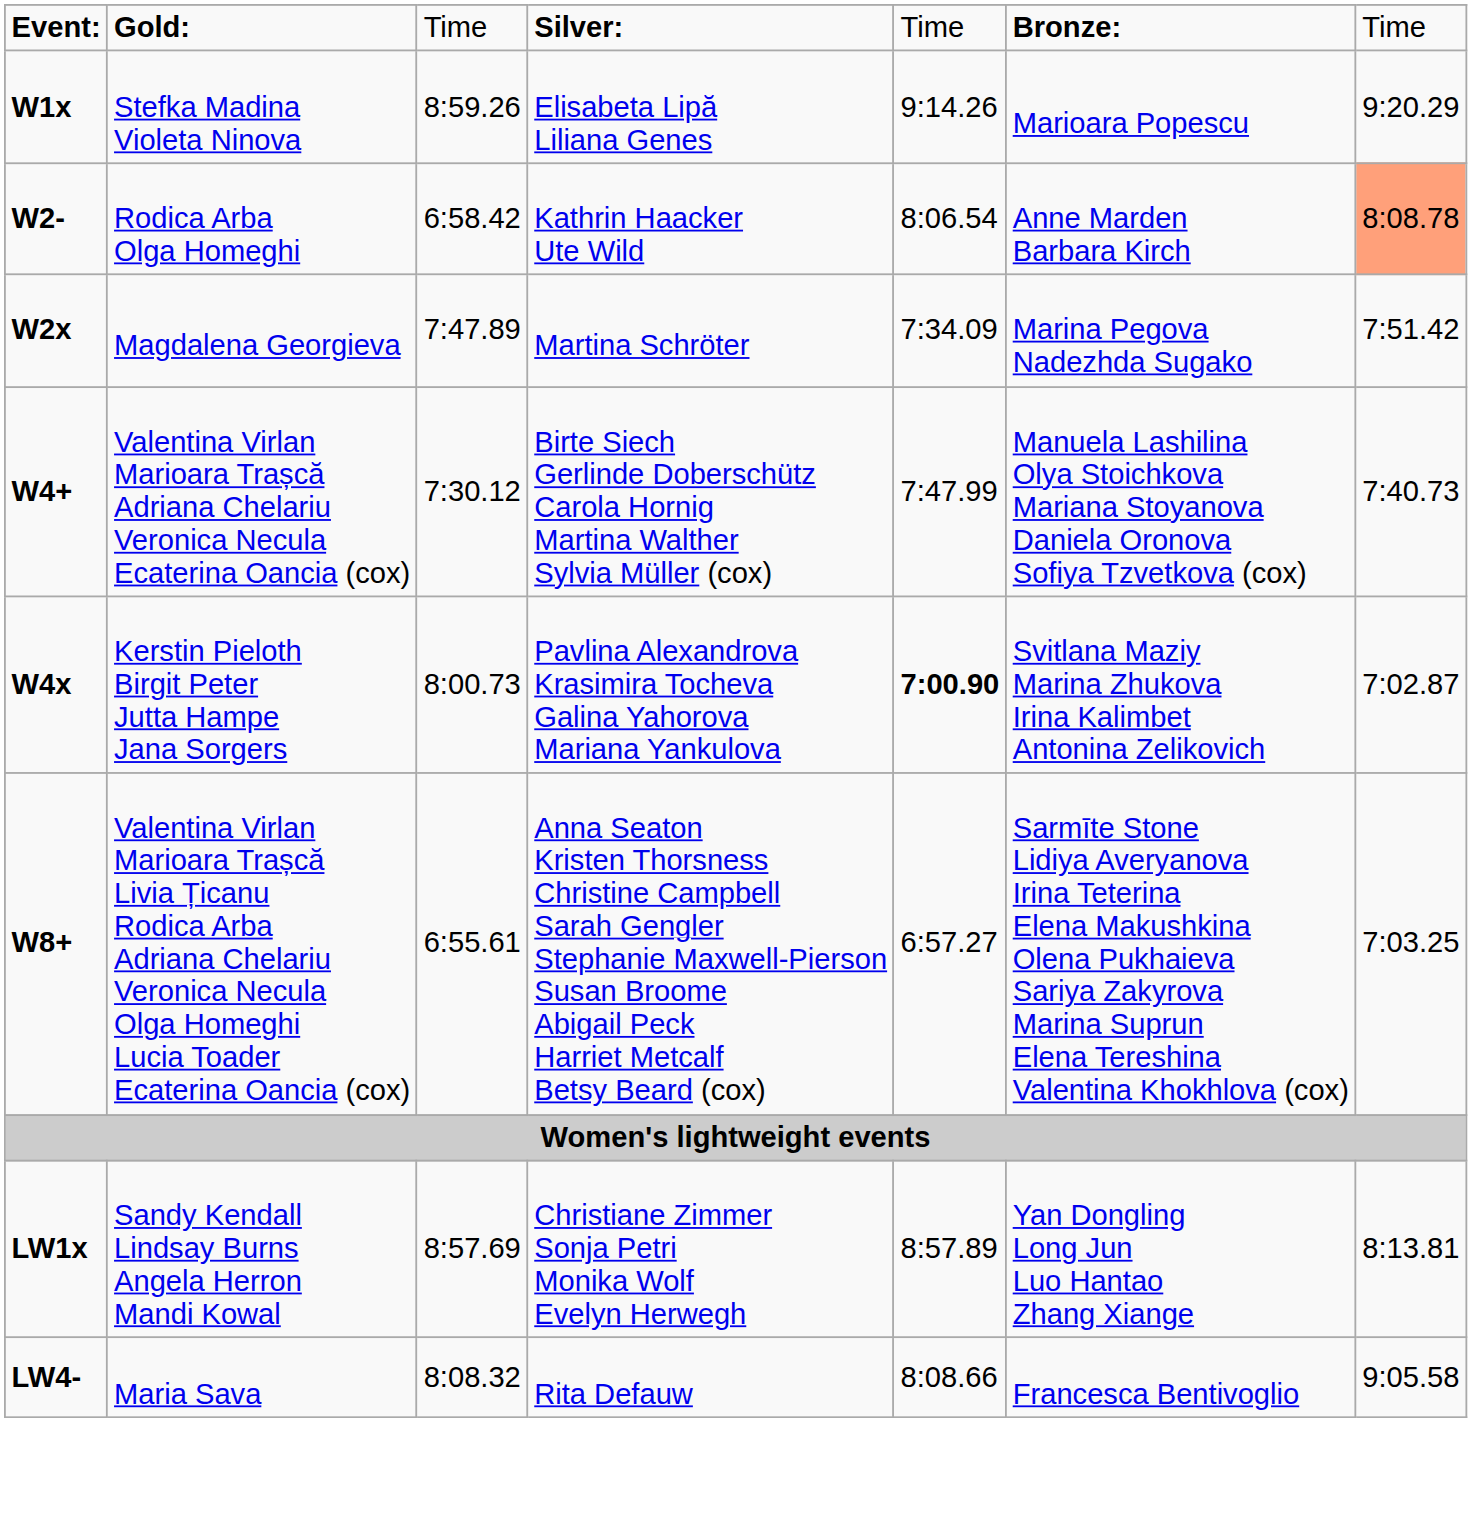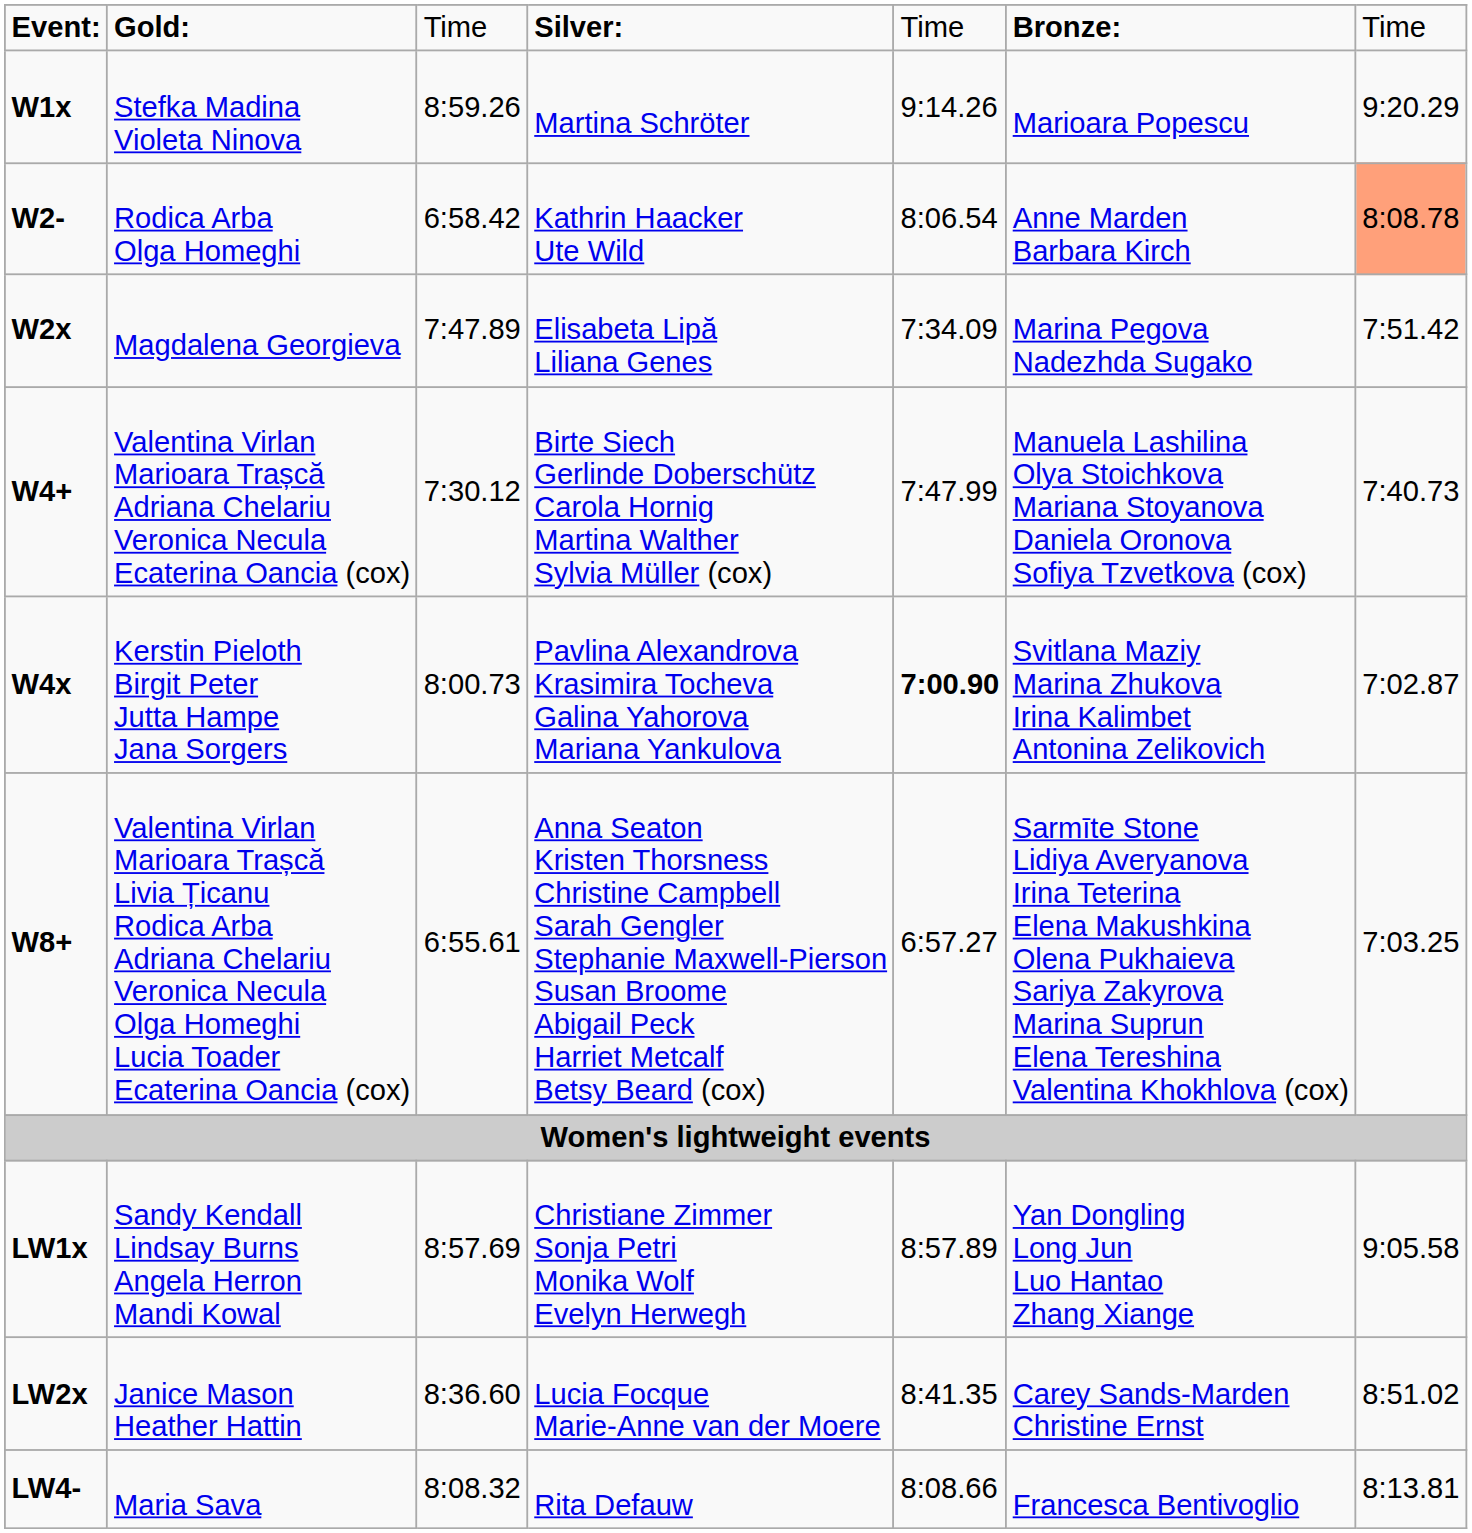(626, 122) Elisabeta Lipă Liliana Genes -> (642, 122) Martina Schröter
(642, 346) Martina Schröter -> (626, 346) Elisabeta Lipă Liliana Genes
(1411, 1248) 8:13.81 -> (1411, 1248) 9:05.58
+ row: (50, 1393)
(1411, 1376) 9:05.58 -> (1411, 1488) 8:13.81
